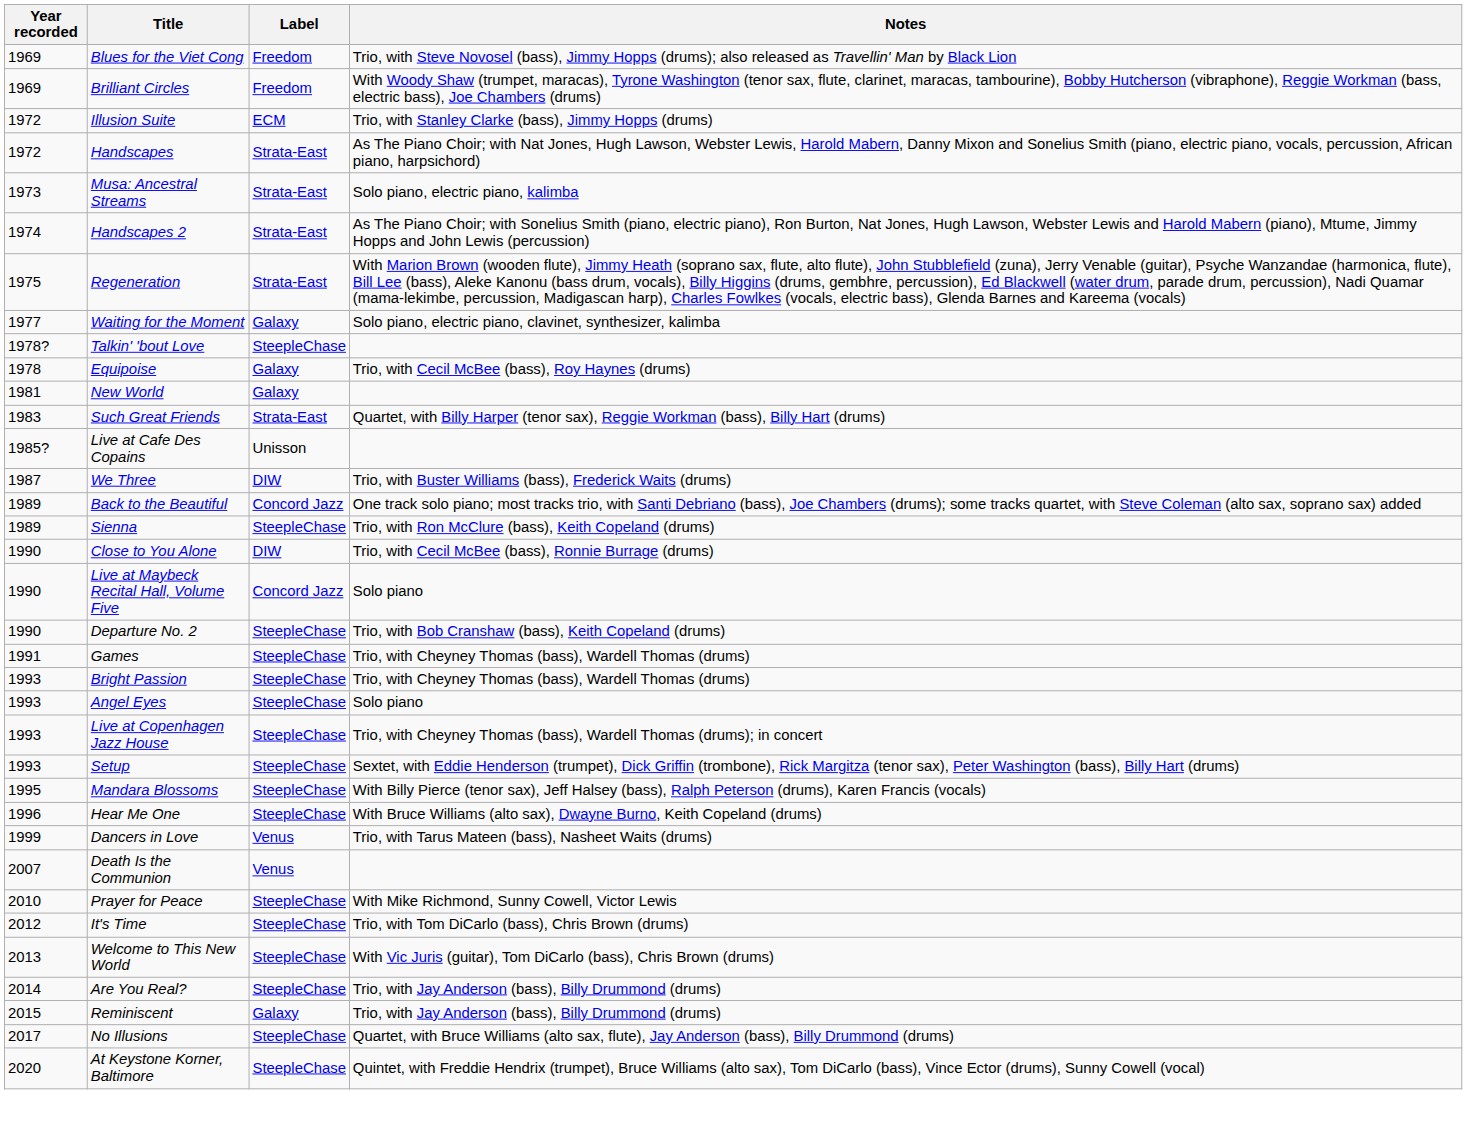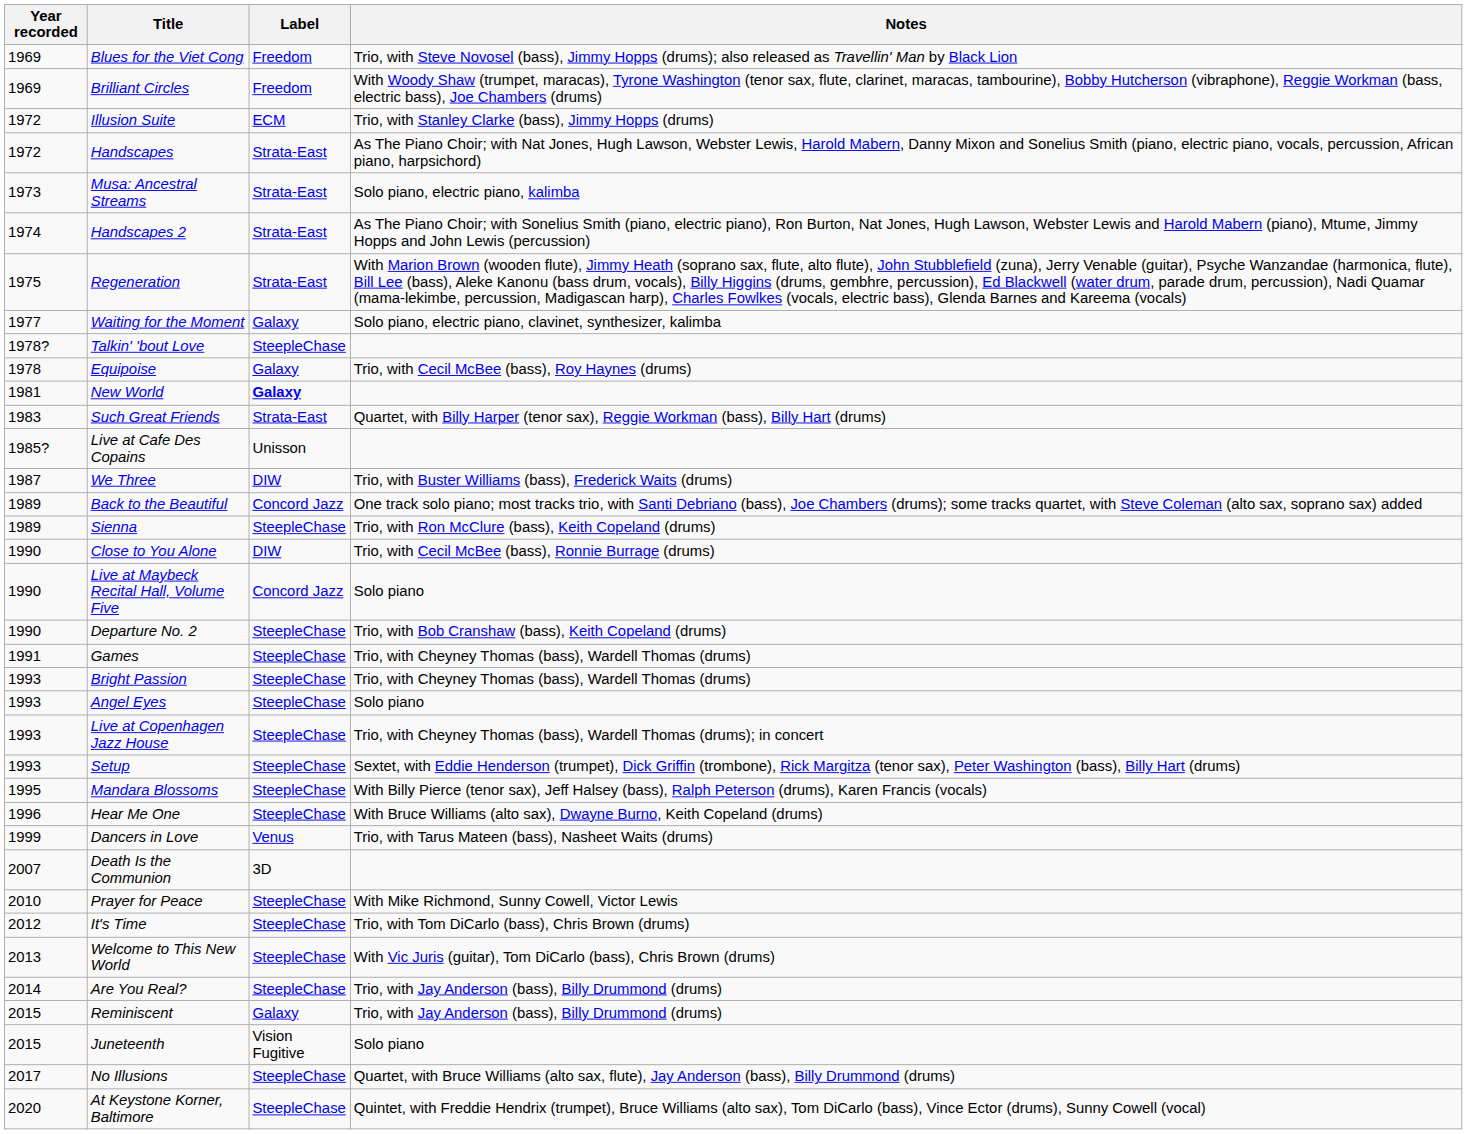(276, 393) normal -> (277, 393) bold
(273, 869) Venus -> (262, 869) 3D
+ row: (128, 1044)
